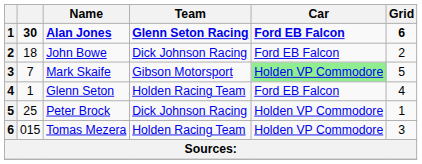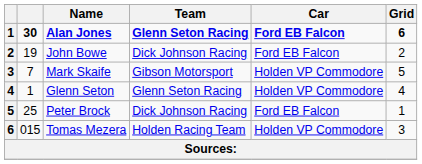(30, 52) 18 -> (30, 52) 19
(319, 72) lightgreen background -> (319, 72) no background
(189, 91) Holden Racing Team -> (187, 91) Glenn Seton Racing
(297, 91) Ford EB Falcon -> (319, 91) Holden VP Commodore
(319, 110) Holden VP Commodore -> (297, 110) Ford EB Falcon
